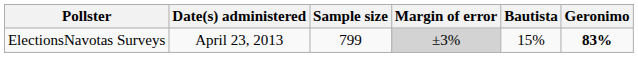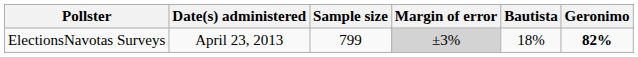(531, 40) 15% -> (531, 40) 18%
(597, 40) 83% -> (597, 40) 82%
